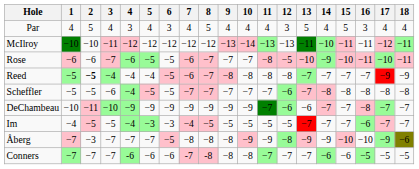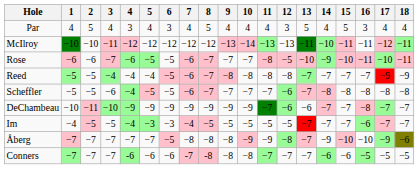(91, 76) bold -> (91, 76) normal
(189, 92) −7 -> (189, 92) −6
(91, 140) −3 -> (91, 140) −7
(306, 140) −9 -> (306, 140) −7
